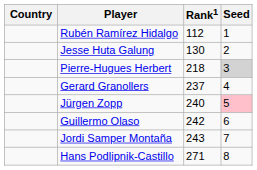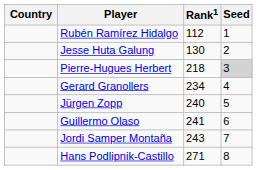(195, 86) 237 -> (195, 86) 234
(226, 103) pink background -> (226, 103) no background
(195, 121) 242 -> (195, 121) 241
